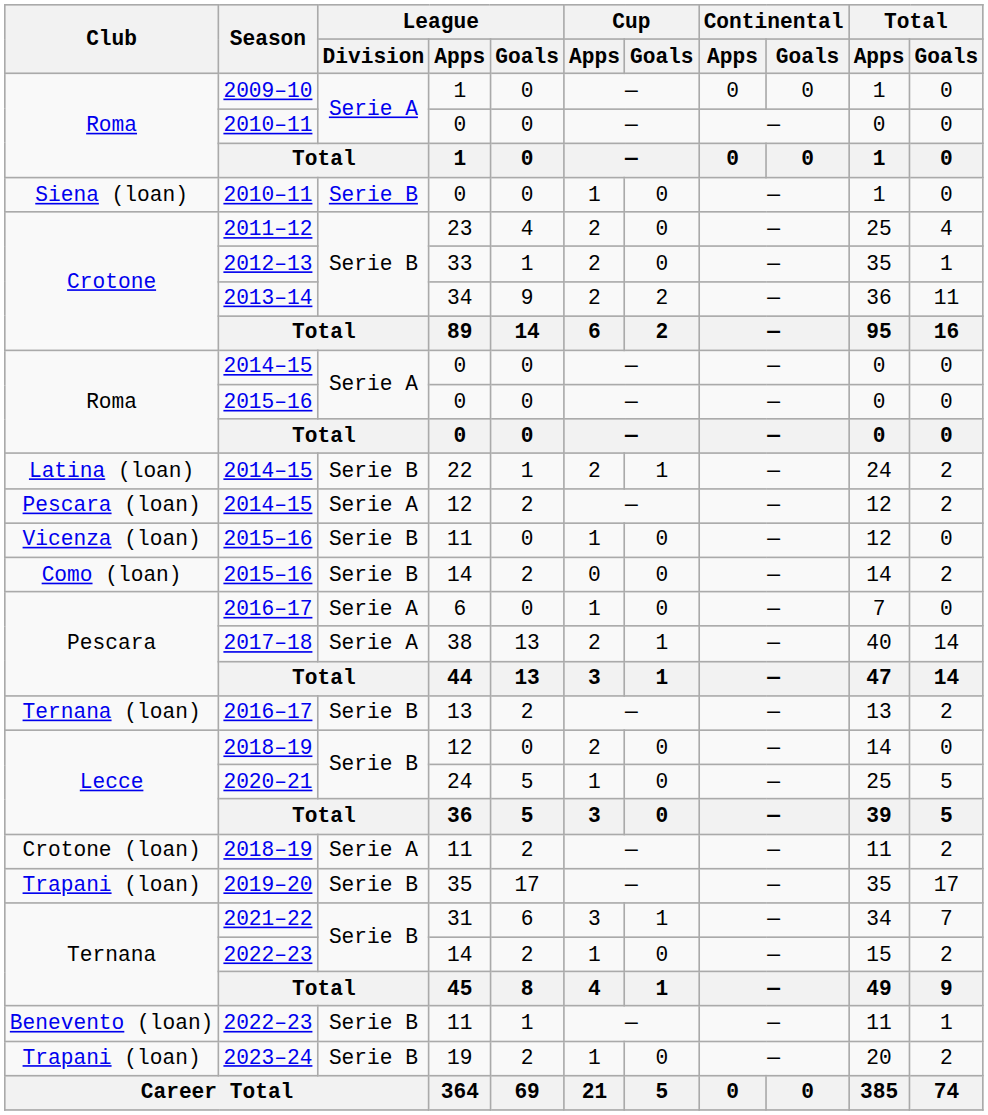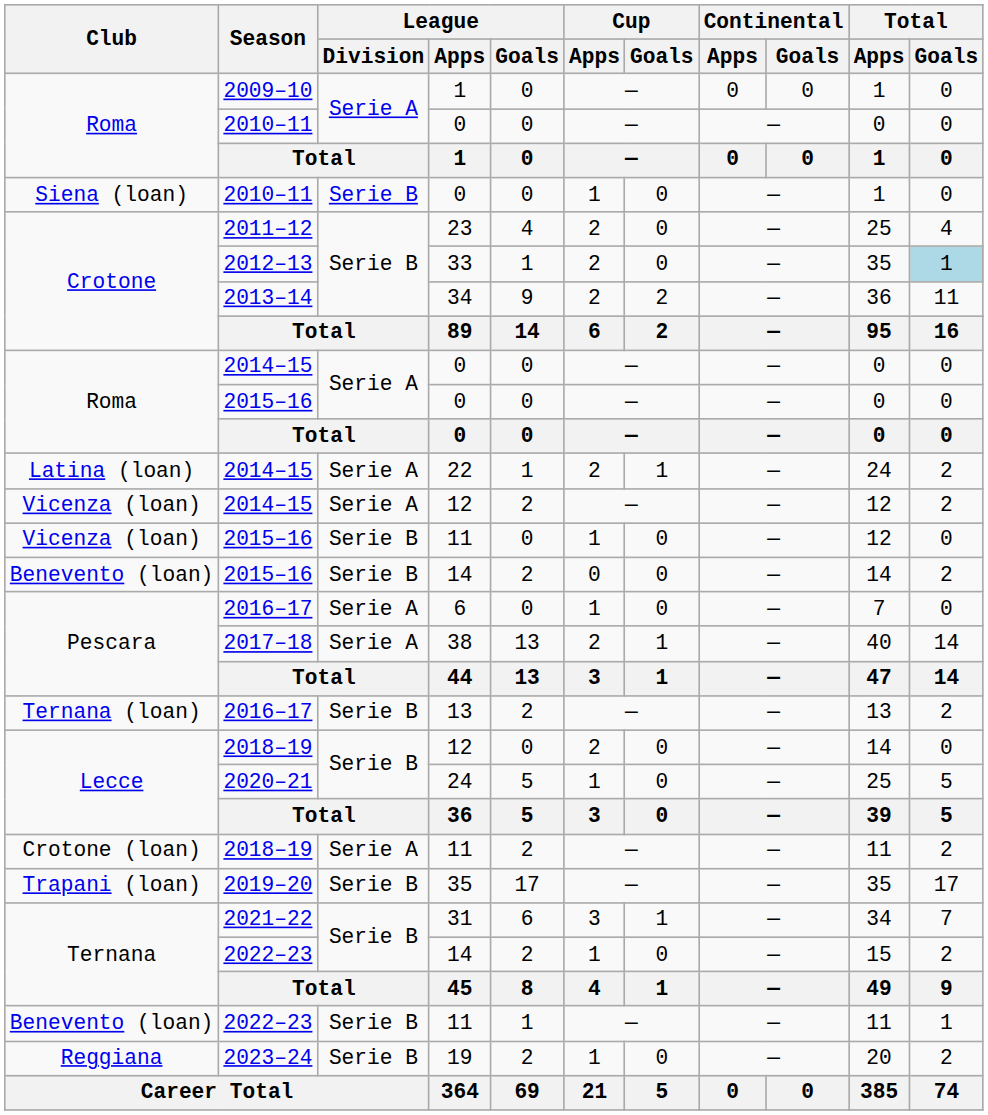(946, 264) no background -> (946, 264) lightblue background
(373, 471) Serie B -> (373, 471) Serie A
(112, 506) Pescara (loan) -> (112, 506) Vicenza (loan)
(112, 575) Como (loan) -> (112, 575) Benevento (loan)
(112, 1058) Trapani (loan) -> (112, 1058) Reggiana
